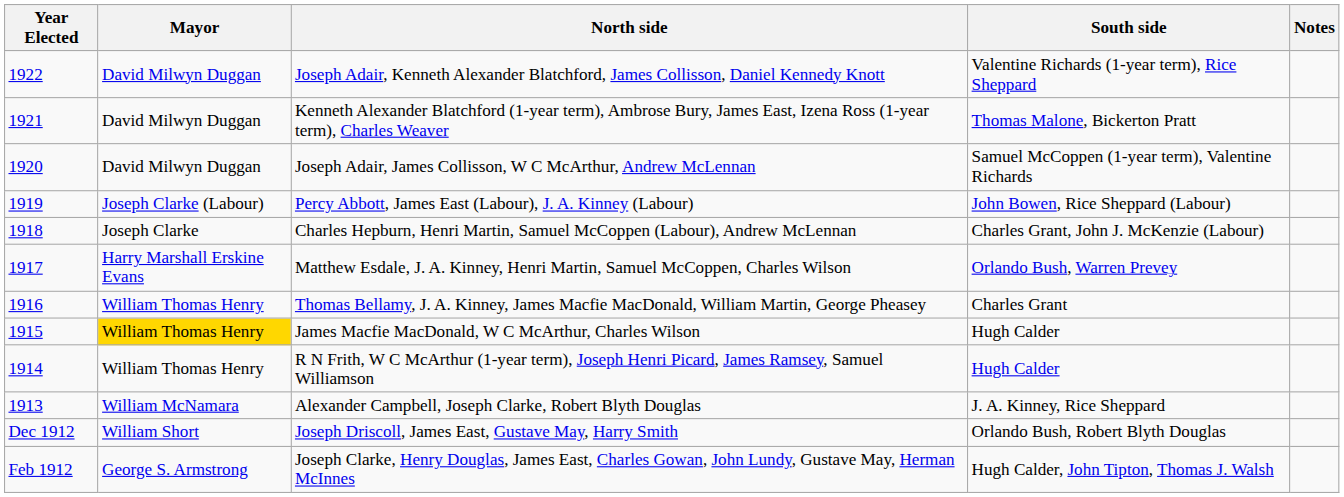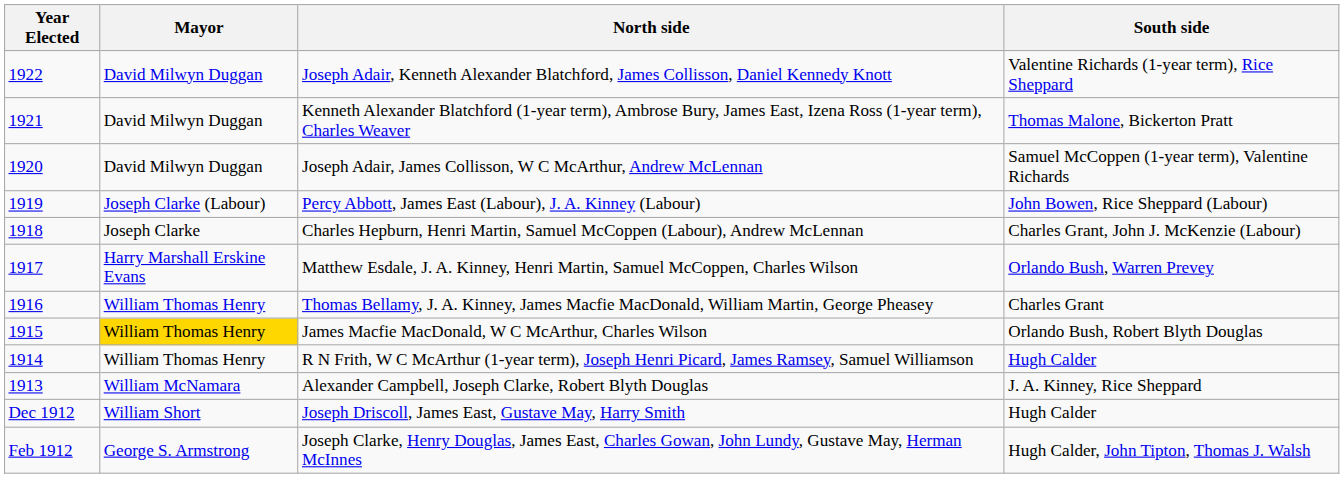- column: (1314, 27)
(1016, 331) Hugh Calder -> (1135, 331) Orlando Bush, Robert Blyth Douglas
(1099, 432) Orlando Bush, Robert Blyth Douglas -> (1052, 413) Hugh Calder
